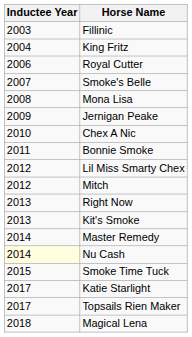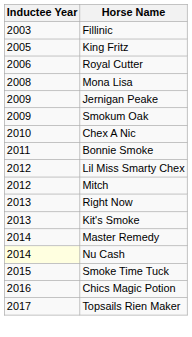(19, 47) 2004 -> (19, 47) 2005
- row: (117, 82)
+ row: (115, 116)
+ row: (129, 289)
- row: (116, 289)
- row: (115, 323)
